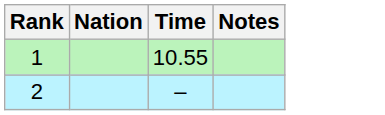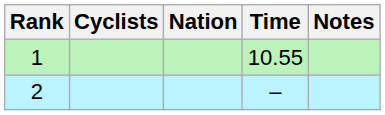+ column: (116, 22)
